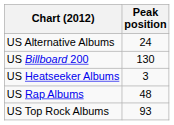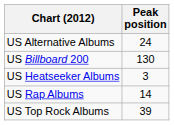(145, 94) 48 -> (145, 94) 14
(145, 111) 93 -> (145, 111) 39
